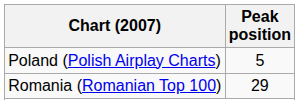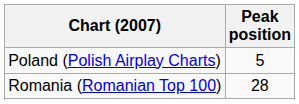(260, 85) 29 -> (260, 85) 28
